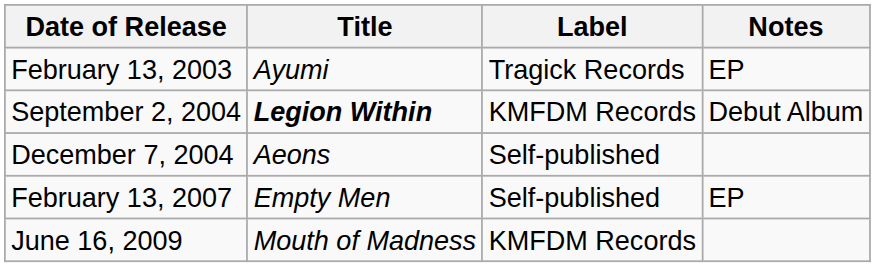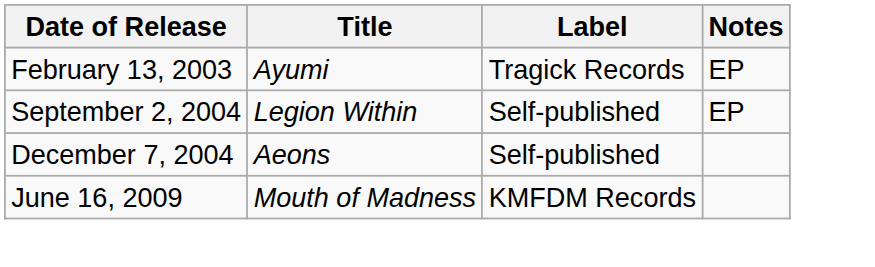(343, 112) bold -> (335, 112) normal
(592, 112) KMFDM Records -> (574, 112) Self-published
(786, 112) Debut Album -> (727, 112) EP
- row: (122, 198)
